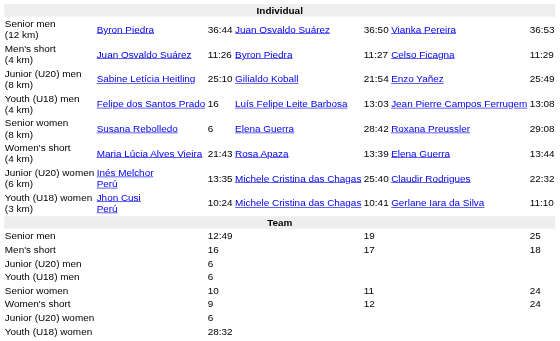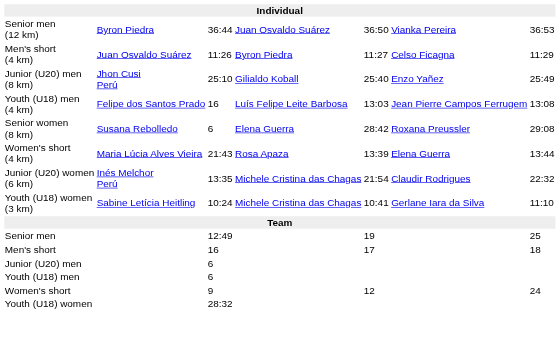(146, 79) Sabine Letícia Heitling -> (119, 79) Jhon Cusi Perú
(376, 79) 21:54 -> (376, 79) 25:40
(376, 178) 25:40 -> (376, 178) 21:54
(119, 203) Jhon Cusi Perú -> (146, 203) Sabine Letícia Heitling
- row: (37, 290)
- row: (50, 318)
